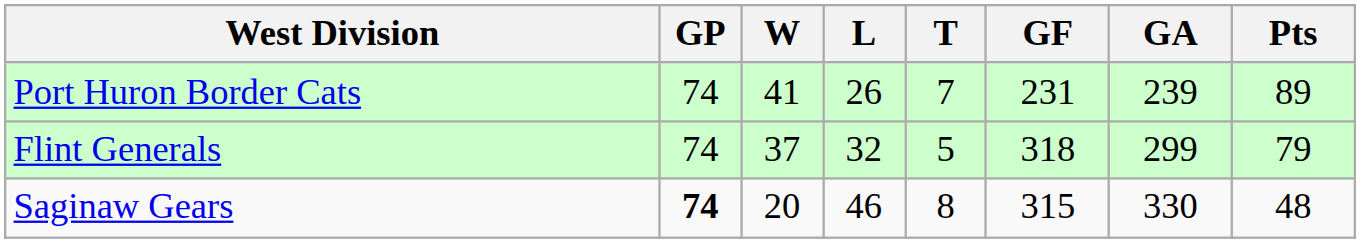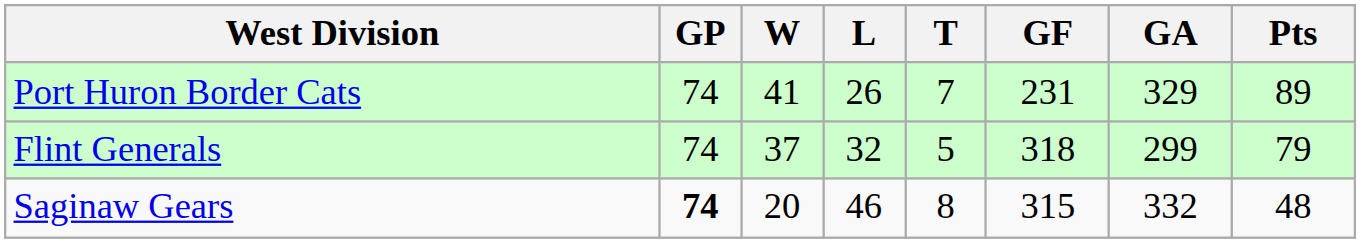(1170, 91) 239 -> (1170, 91) 329
(1170, 206) 330 -> (1170, 206) 332
